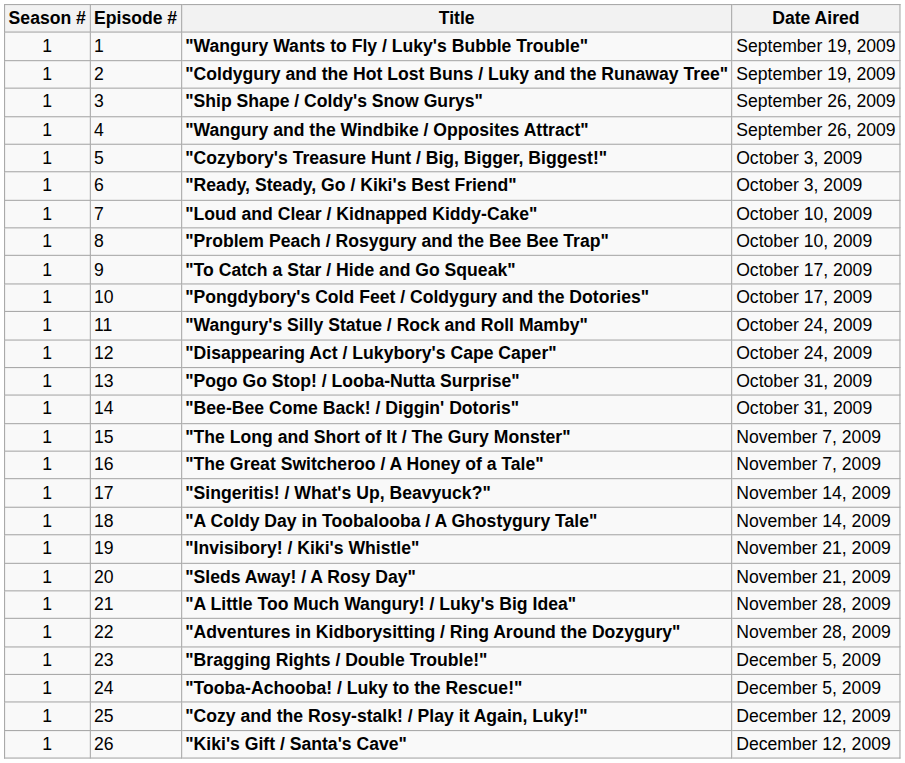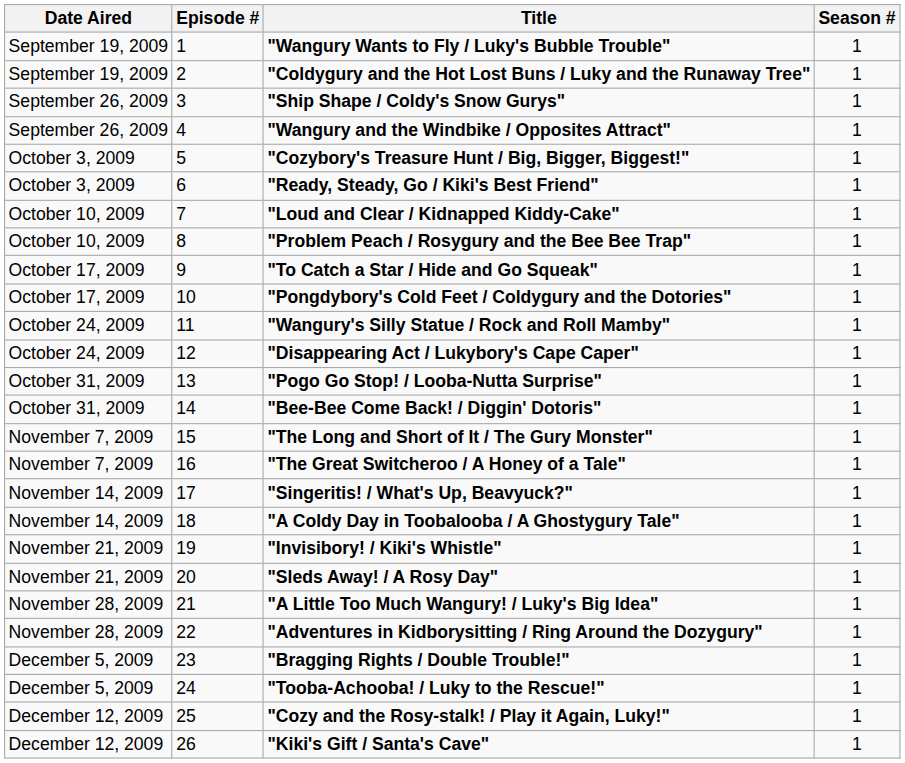columns swapped: (47, 18) <-> (816, 18)
